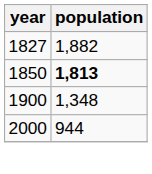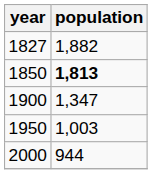(77, 100) 1,348 -> (77, 100) 1,347
+ row: (28, 127)
